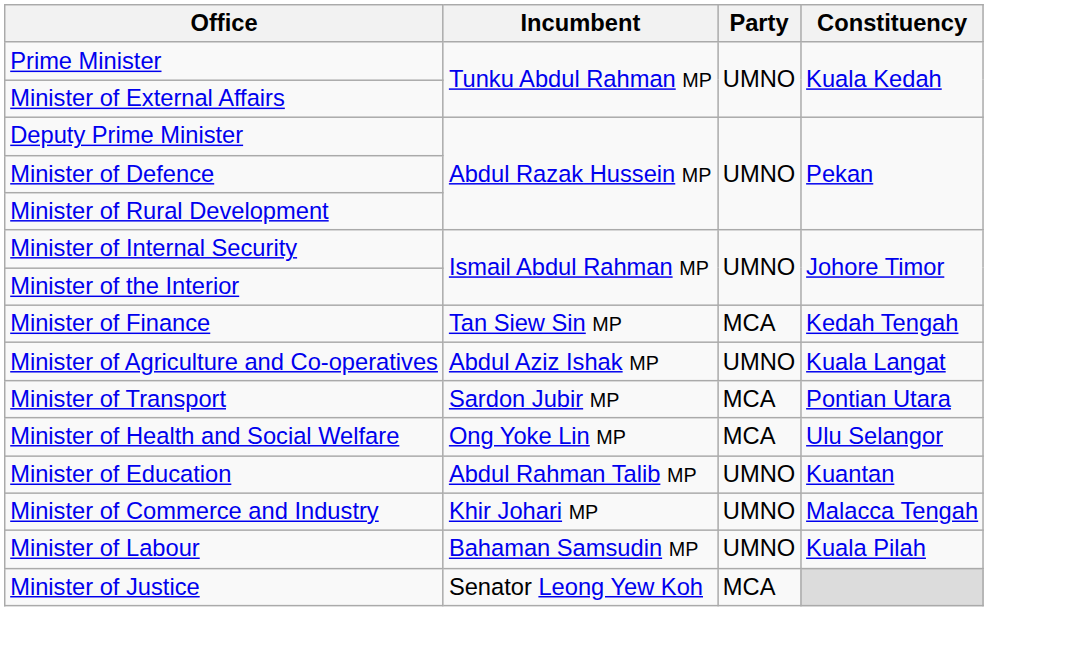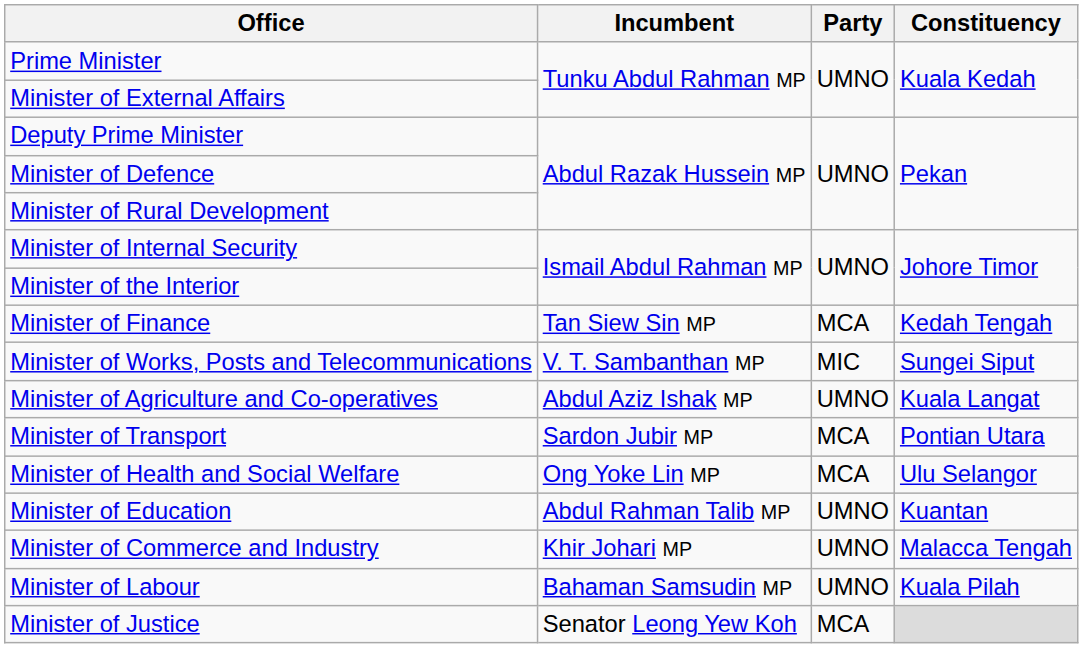+ row: (271, 361)
